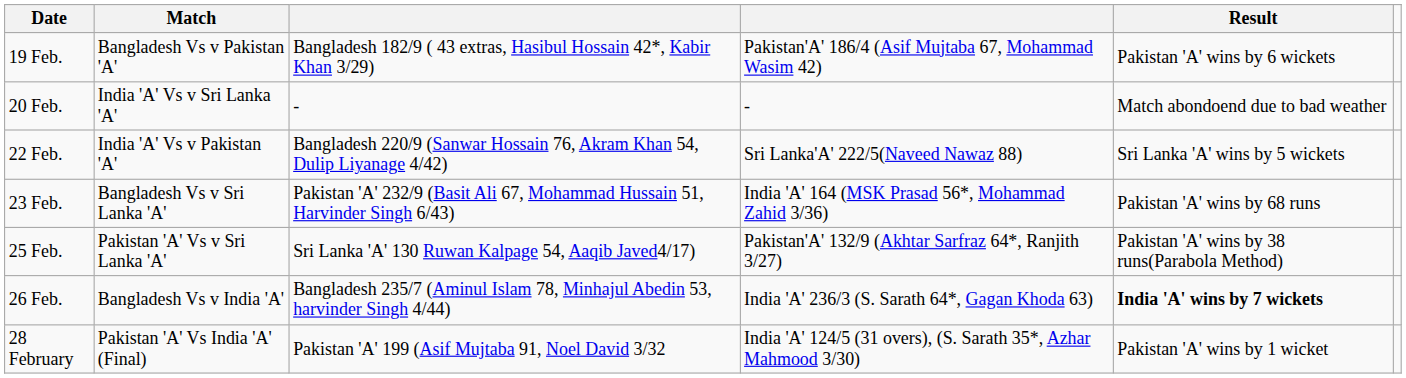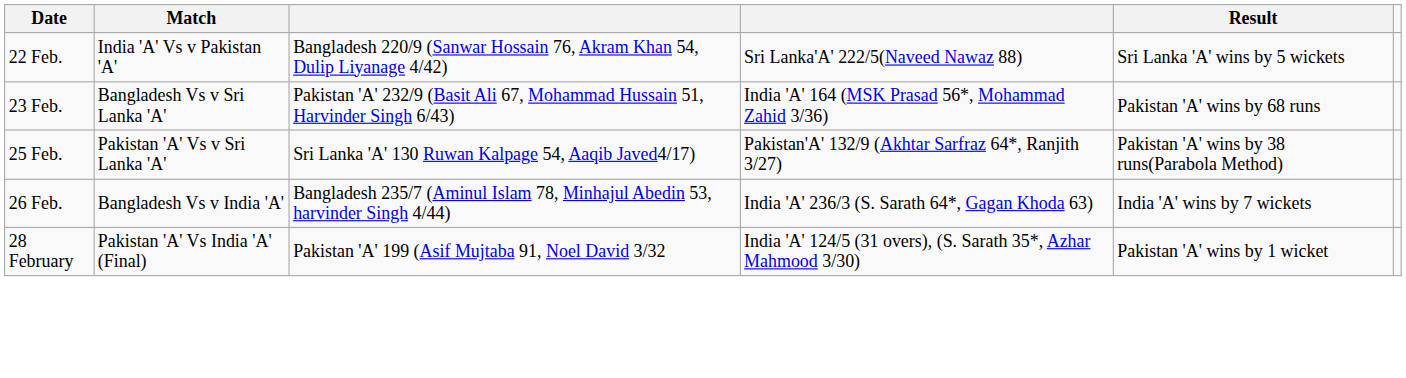- row: (36, 57)
- row: (36, 105)
(1220, 300) bold -> (1214, 202) normal
